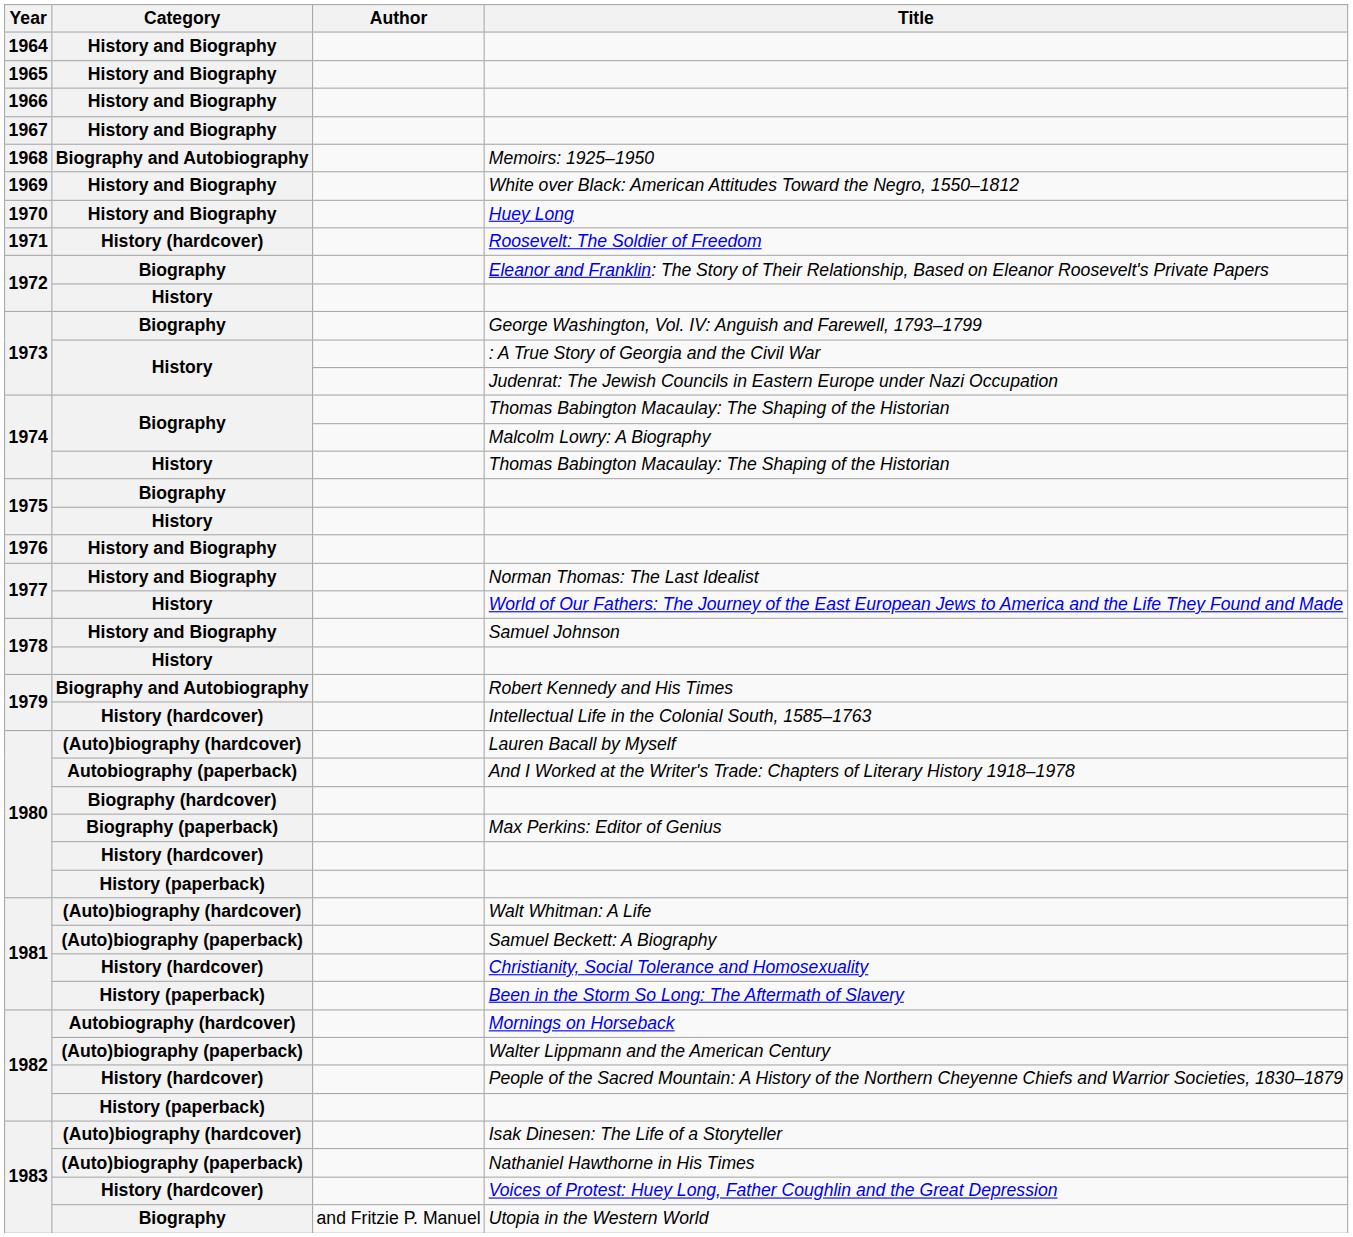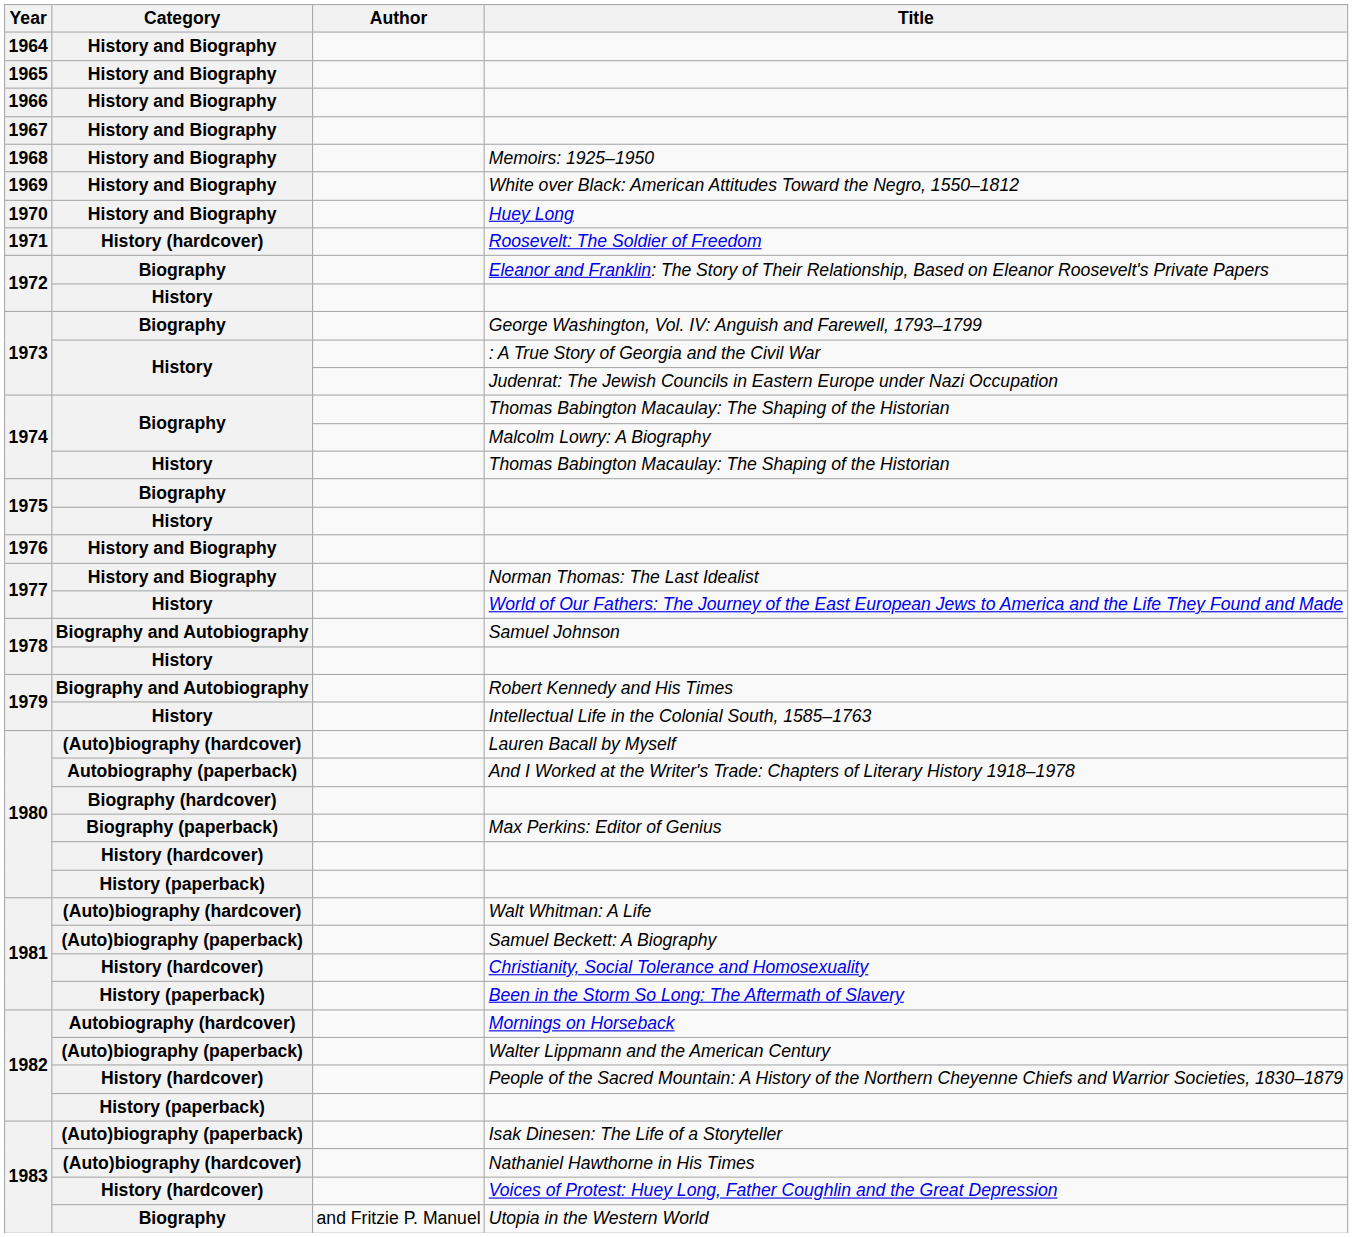(182, 158) Biography and Autobiography -> (182, 158) History and Biography
(182, 632) History and Biography -> (182, 632) Biography and Autobiography
(182, 716) History (hardcover) -> (182, 716) History
(182, 1134) (Auto)biography (hardcover) -> (182, 1134) (Auto)biography (paperback)
(182, 1162) (Auto)biography (paperback) -> (182, 1162) (Auto)biography (hardcover)
